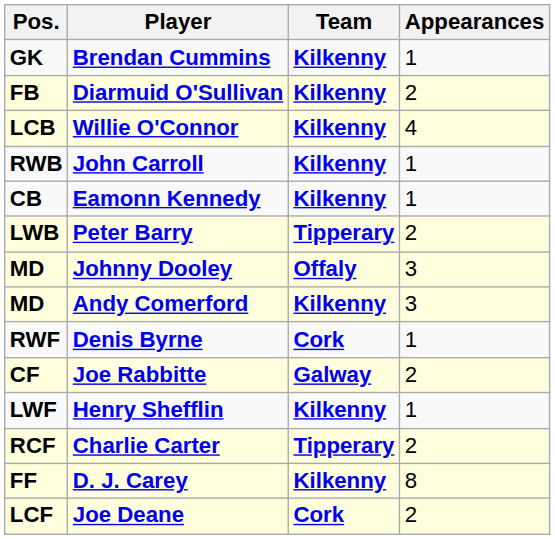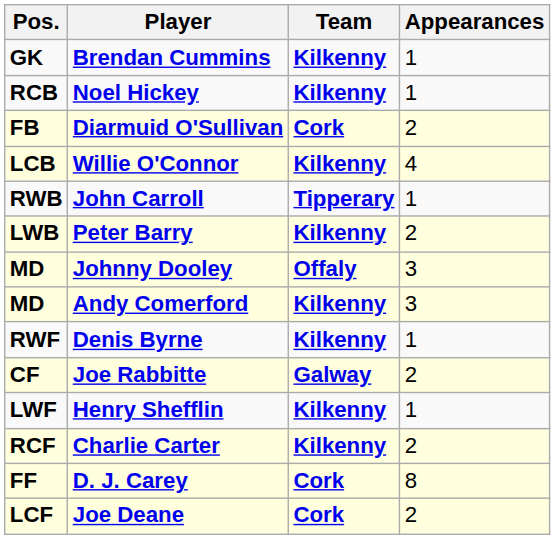+ row: (136, 92)
(340, 92) Kilkenny -> (319, 127) Cork
(340, 163) Kilkenny -> (344, 198) Tipperary
- row: (167, 198)
(344, 233) Tipperary -> (340, 233) Kilkenny
(319, 339) Cork -> (340, 339) Kilkenny
(344, 445) Tipperary -> (340, 445) Kilkenny
(340, 480) Kilkenny -> (319, 480) Cork
